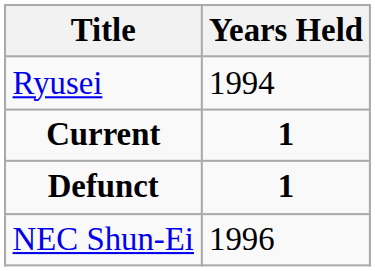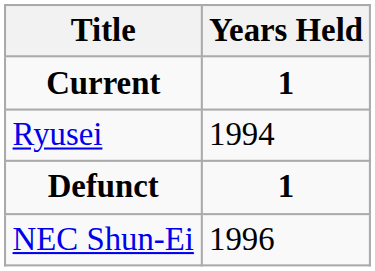rows swapped: (103, 134) <-> (57, 82)
